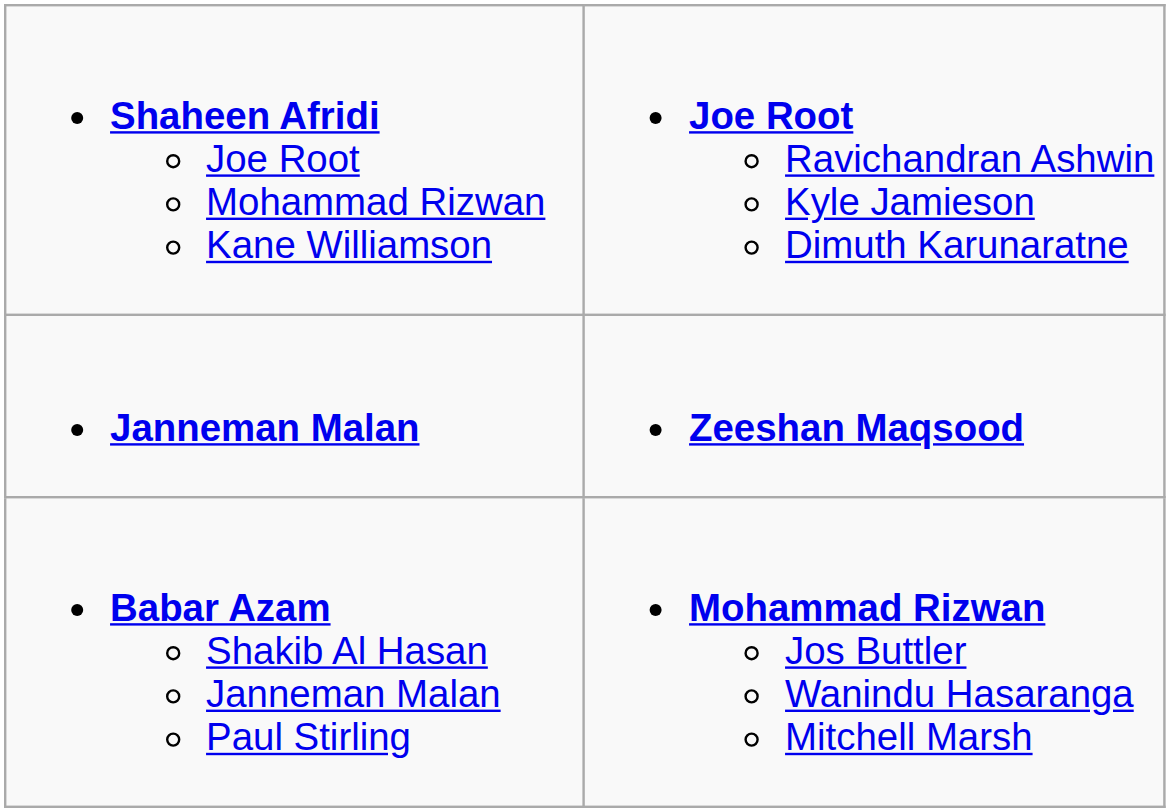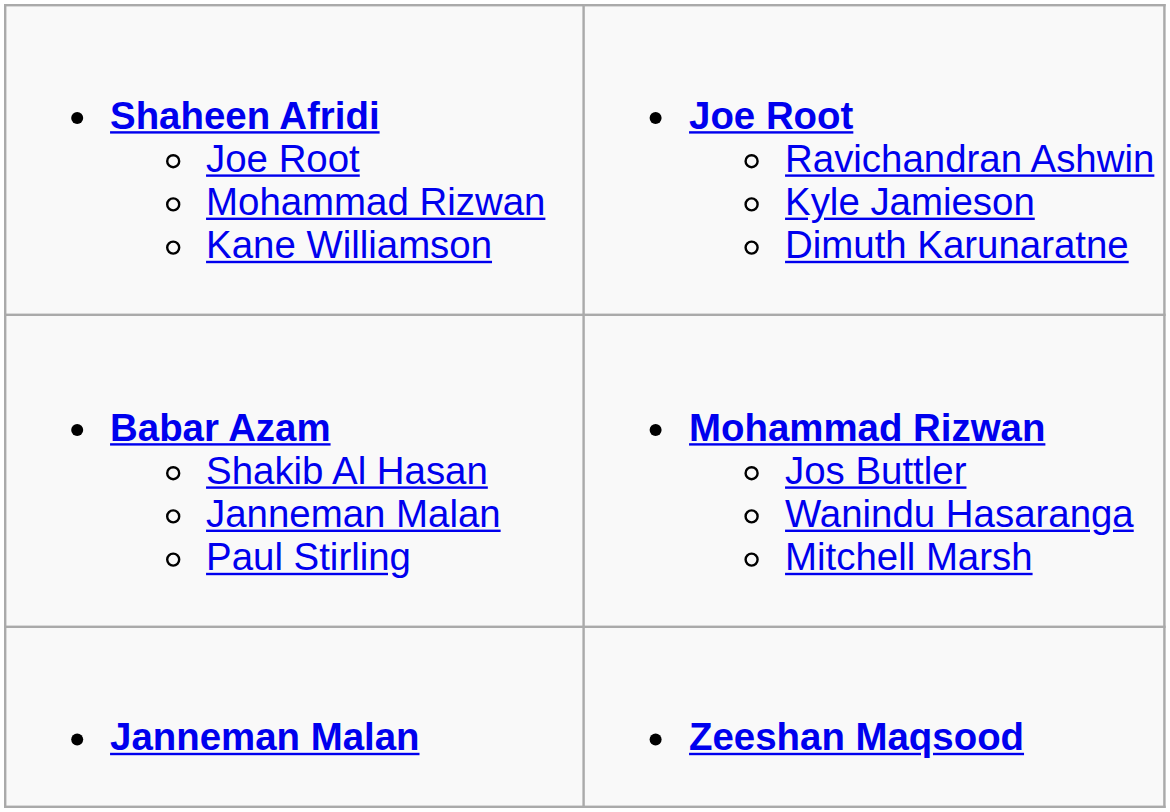rows swapped: (295, 673) <-> (295, 428)
